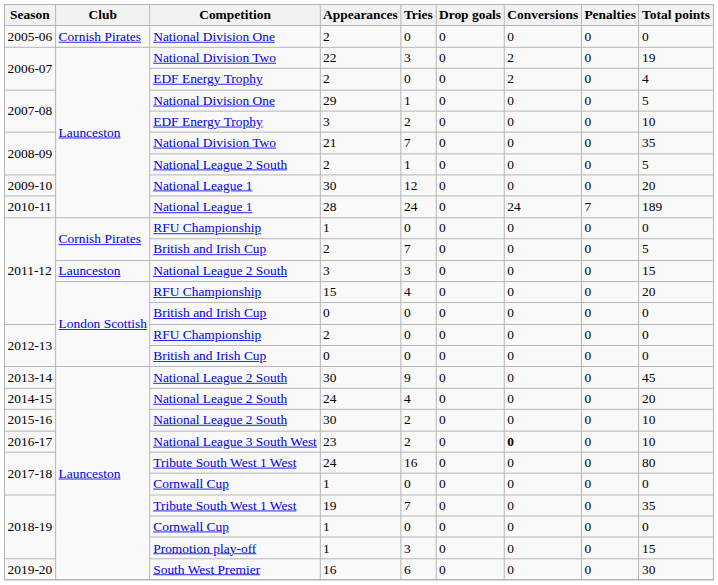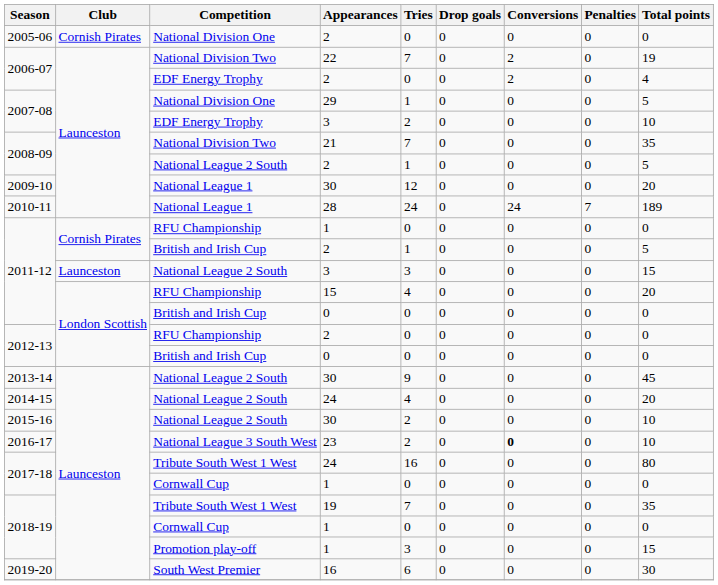(407, 57) 3 -> (407, 57) 7
(407, 249) 7 -> (407, 249) 1
